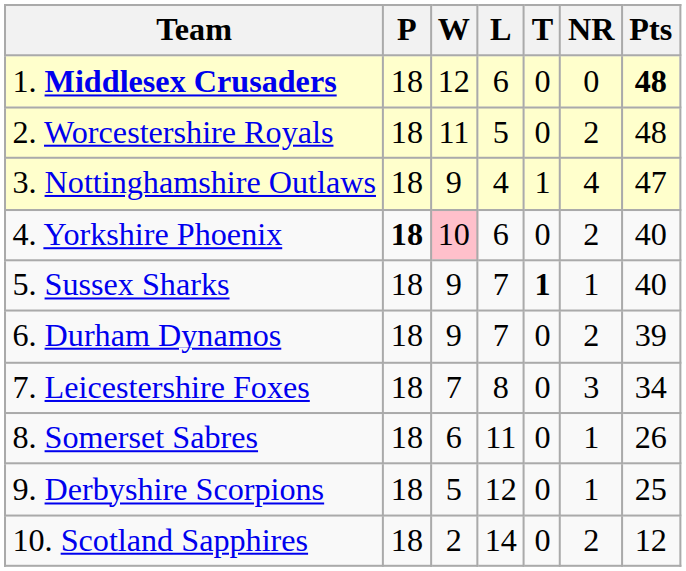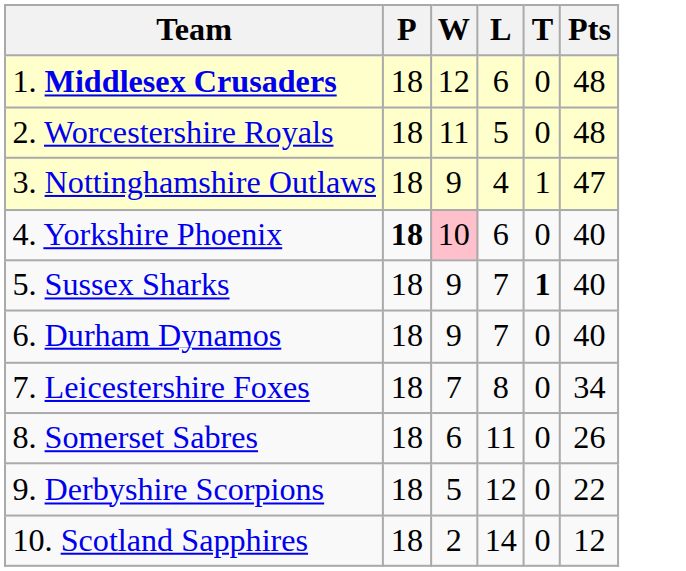- column: (591, 30)
(651, 81) bold -> (589, 81) normal
(651, 336) 39 -> (589, 336) 40
(651, 489) 25 -> (589, 489) 22
